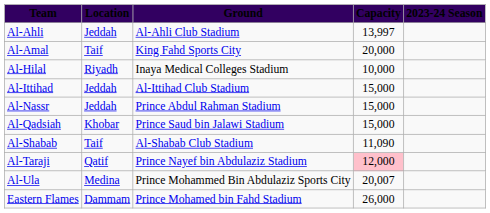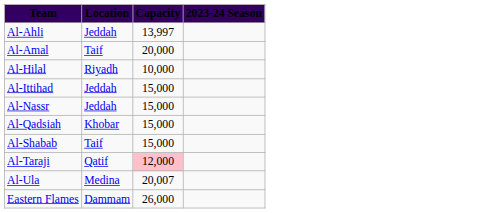- column: (243, 13)
(378, 143) 11,090 -> (158, 143) 15,000
